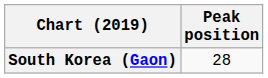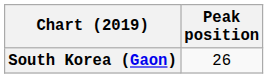(222, 61) 28 -> (222, 61) 26
